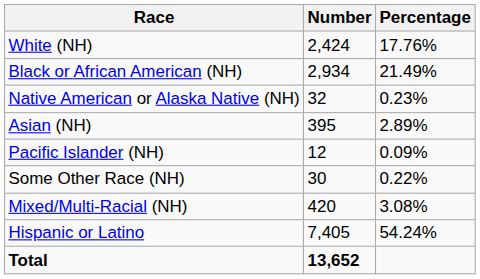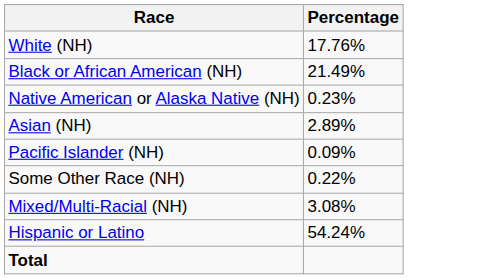- column: (340, 17)
